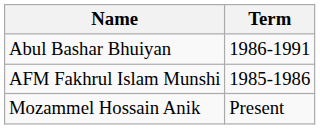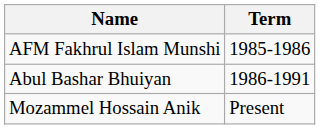rows swapped: (115, 78) <-> (90, 49)
